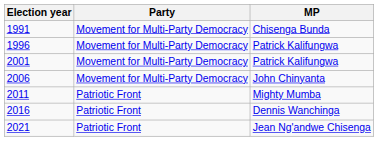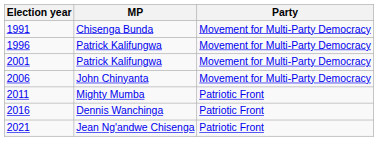columns swapped: (312, 12) <-> (162, 12)
